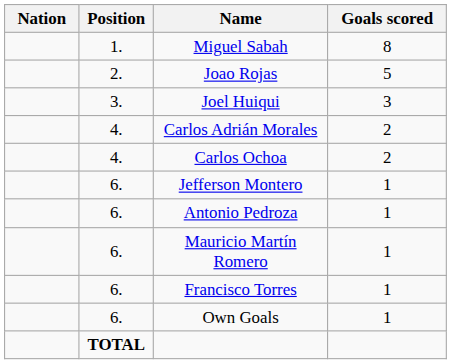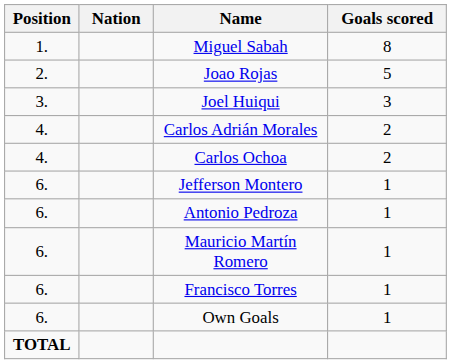columns swapped: (116, 18) <-> (42, 18)
